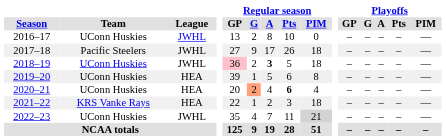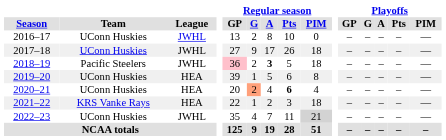(113, 50) Pacific Steelers -> (113, 50) UConn Huskies
(113, 63) UConn Huskies -> (113, 63) Pacific Steelers
